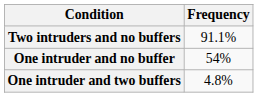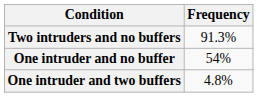(218, 37) 91.1% -> (218, 37) 91.3%
